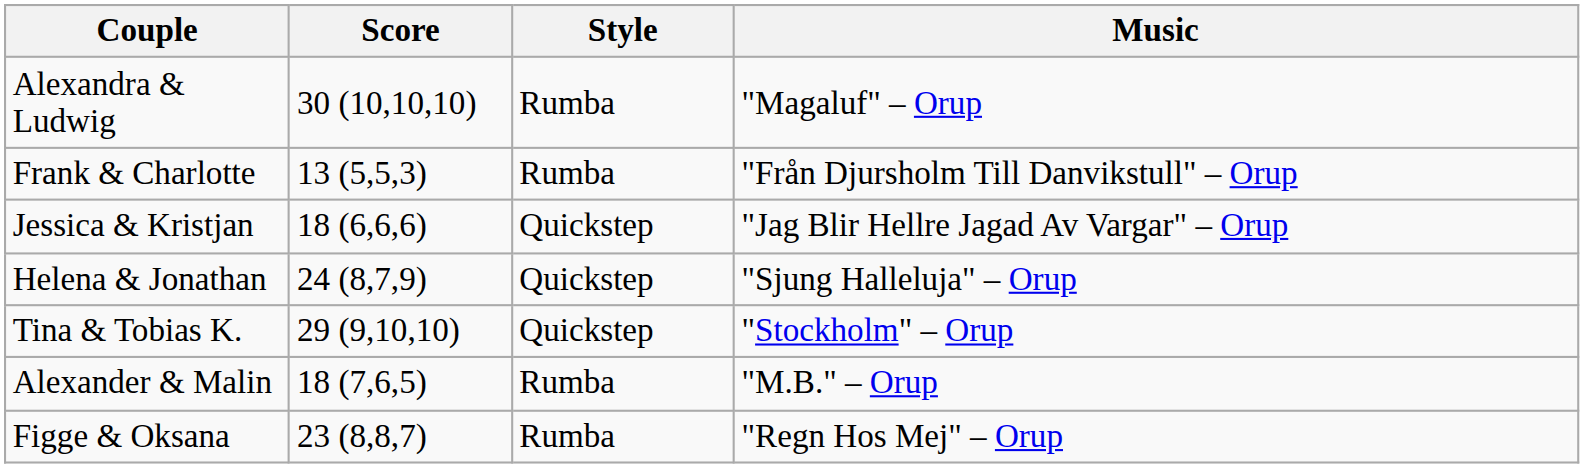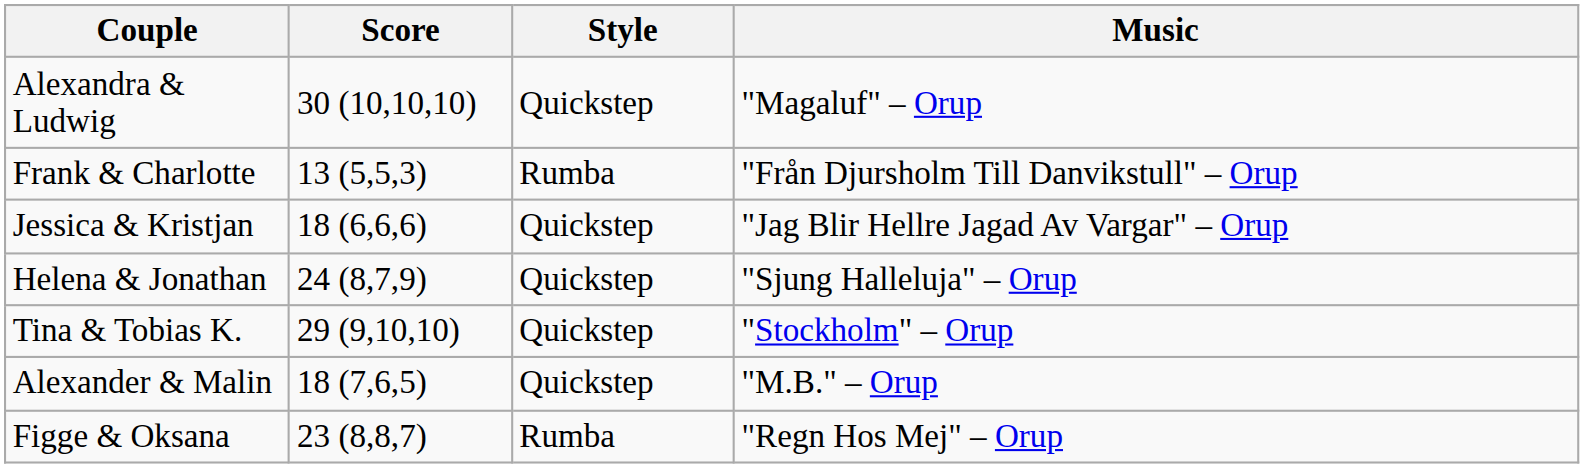(567, 101) Rumba -> (586, 101) Quickstep
(567, 383) Rumba -> (586, 383) Quickstep
